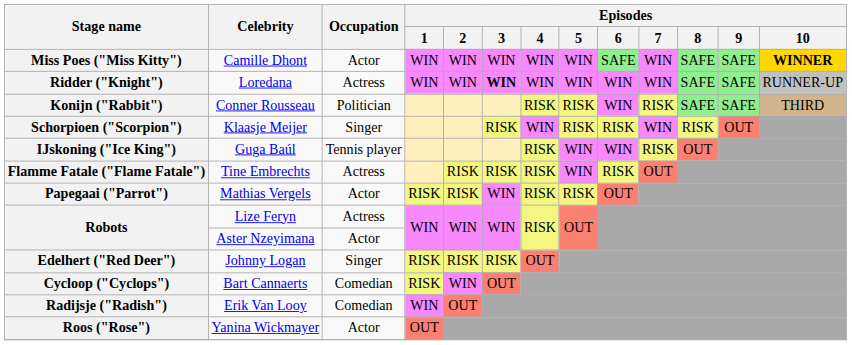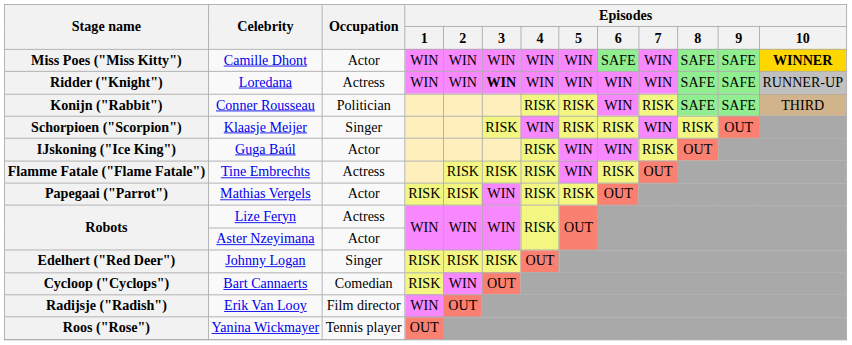(364, 149) Tennis player -> (364, 149) Actor
(364, 305) Comedian -> (364, 305) Film director
(364, 328) Actor -> (364, 328) Tennis player
